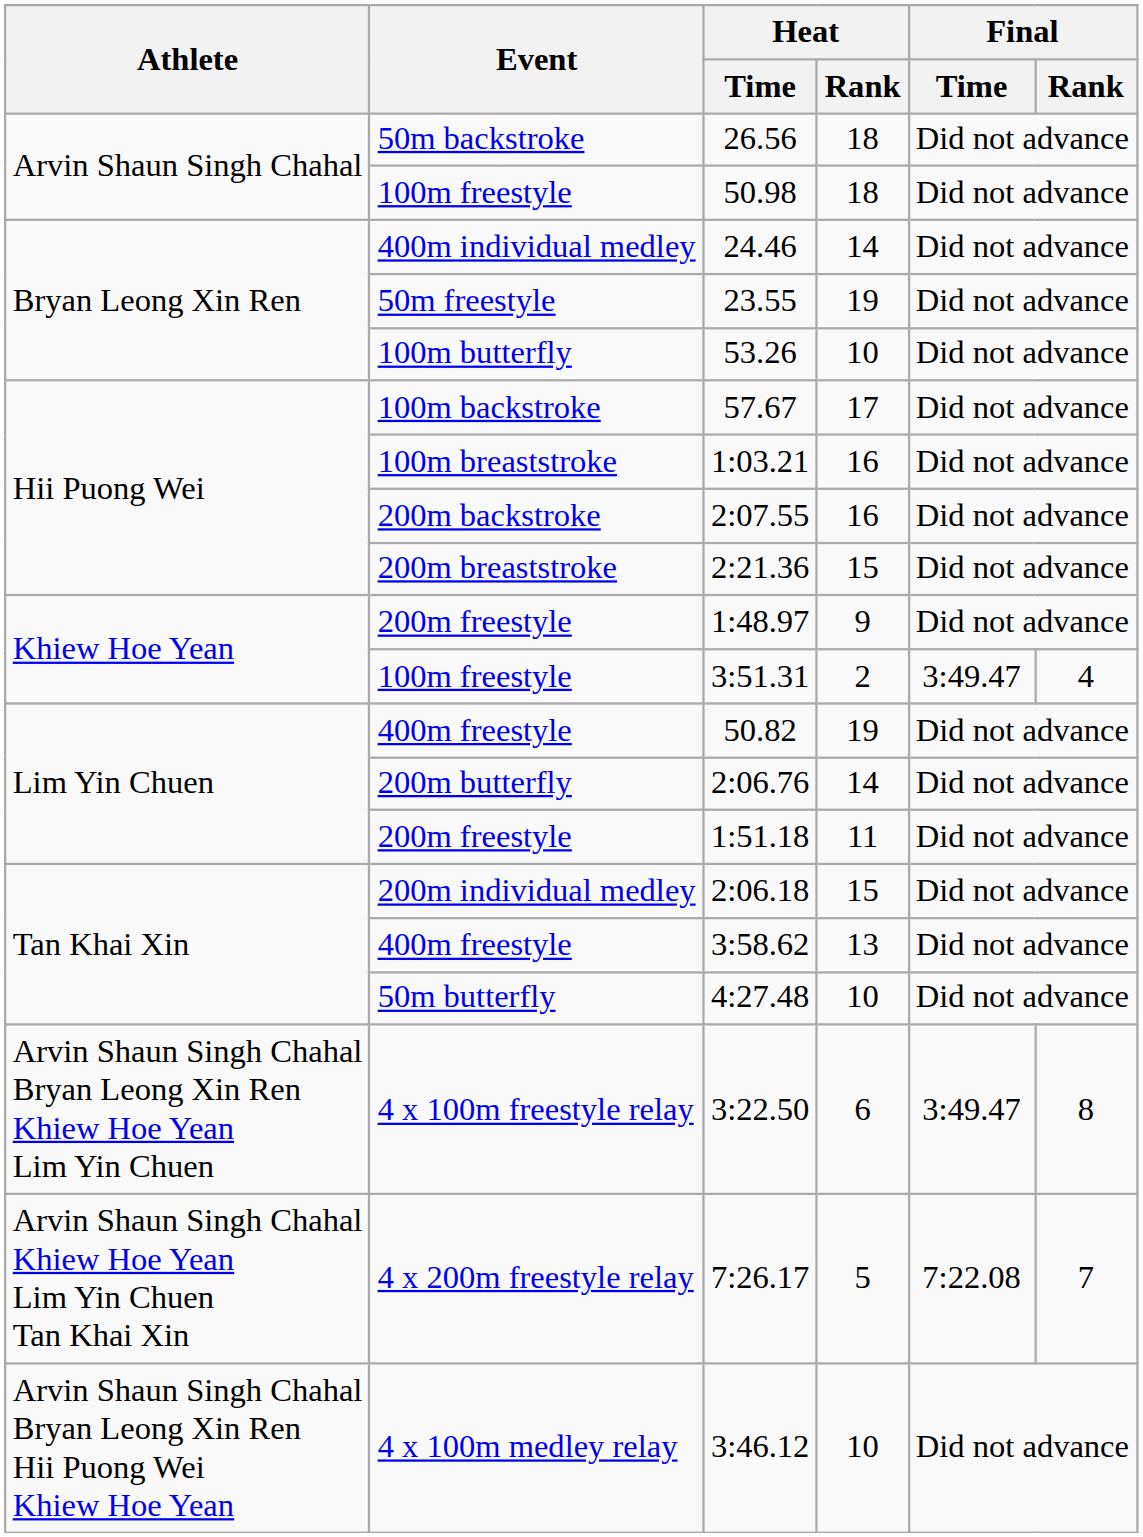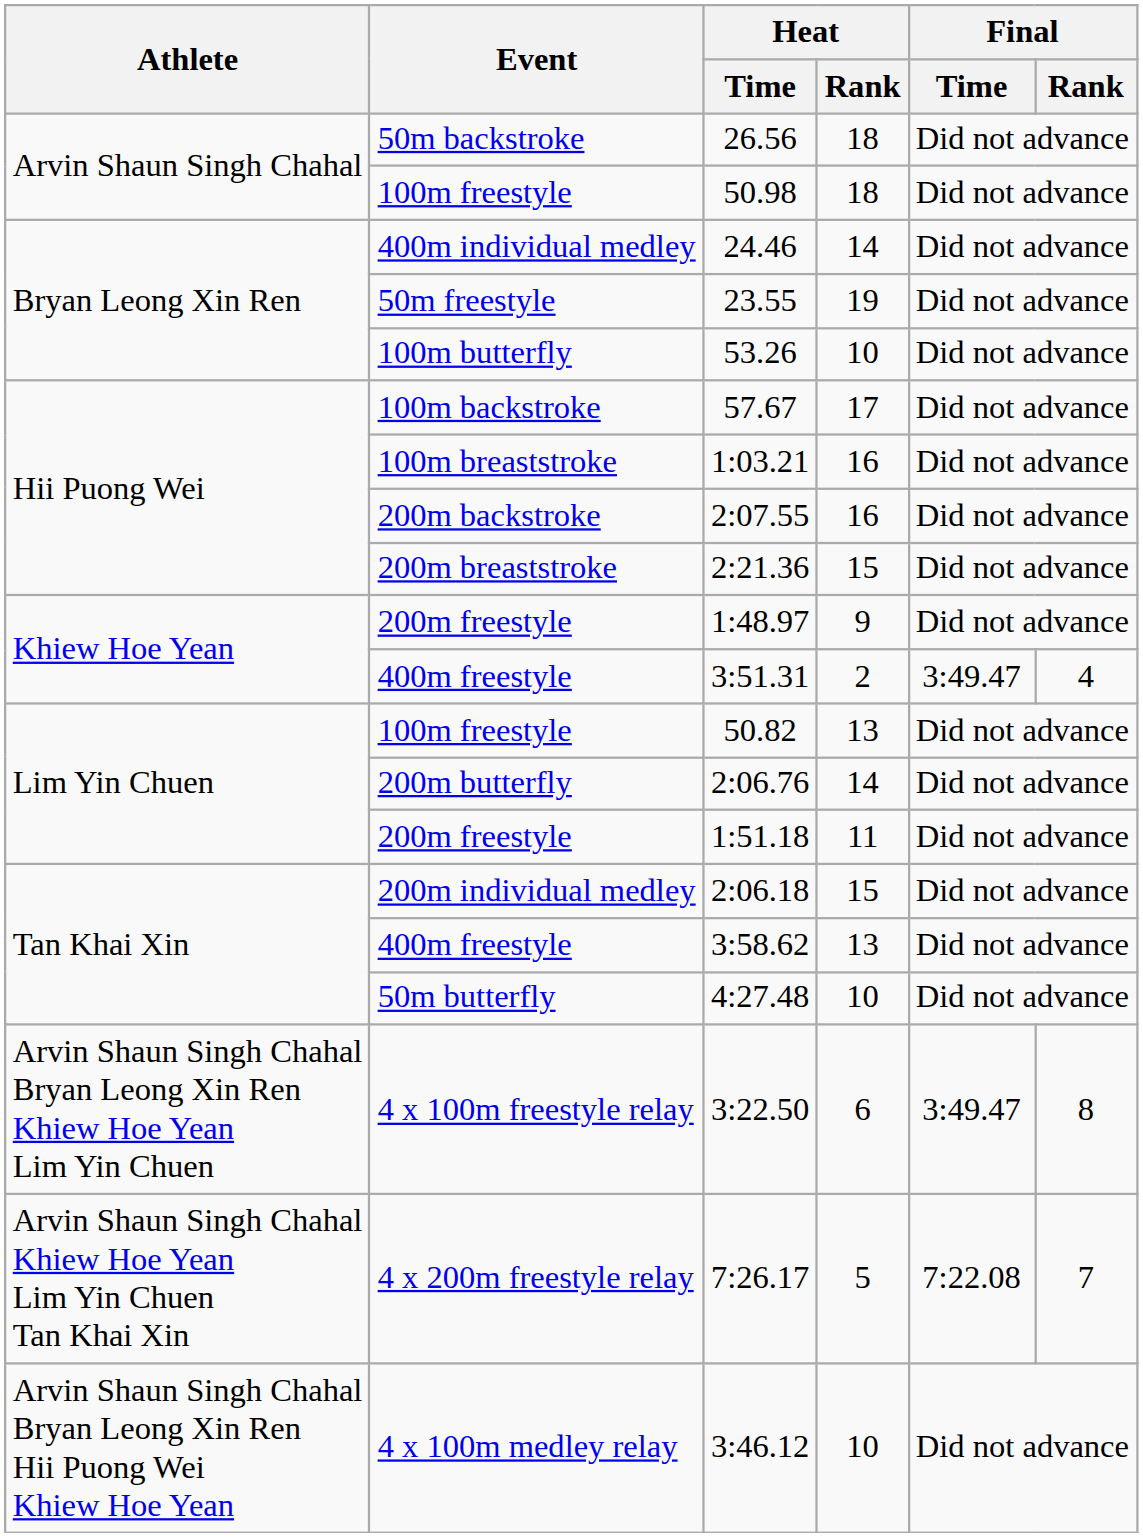(475, 675) 100m freestyle -> (475, 675) 400m freestyle
(475, 729) 400m freestyle -> (475, 729) 100m freestyle
(863, 729) 19 -> (863, 729) 13
